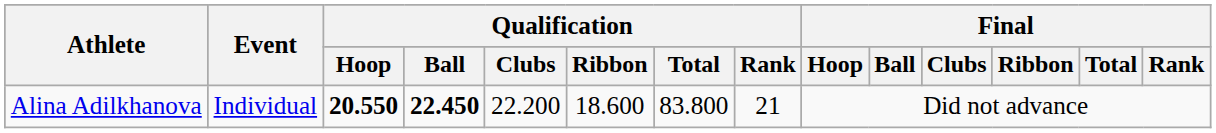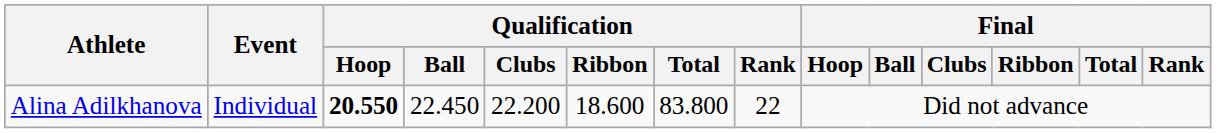(445, 106) bold -> (445, 106) normal
(768, 106) 21 -> (768, 106) 22
